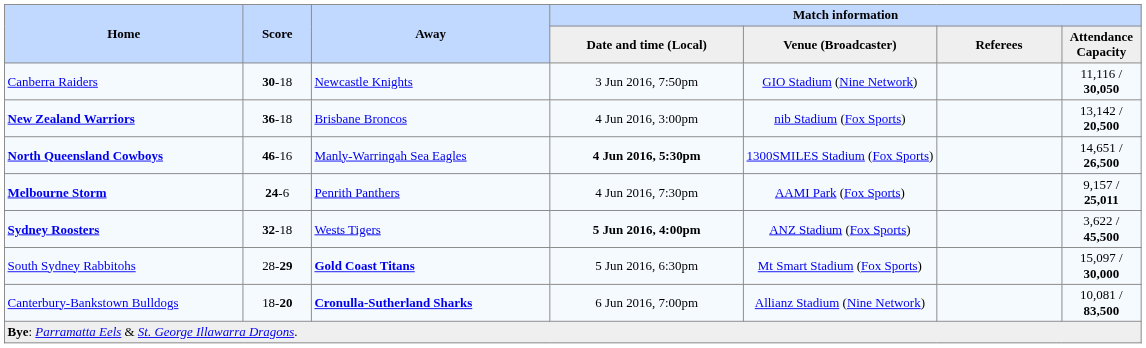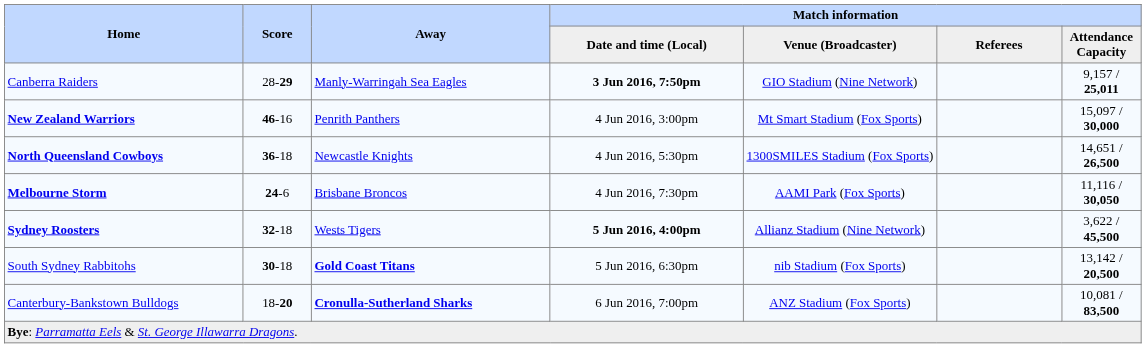(277, 81) 30-18 -> (277, 81) 28-29
(364, 81) Newcastle Knights -> (391, 81) Manly-Warringah Sea Eagles
(647, 81) normal -> (647, 81) bold
(1101, 81) 11,116 / 30,050 -> (1101, 81) 9,157 / 25,011
(277, 118) 36-18 -> (277, 118) 46-16
(361, 118) Brisbane Broncos -> (357, 118) Penrith Panthers
(840, 118) nib Stadium (Fox Sports) -> (840, 118) Mt Smart Stadium (Fox Sports)
(1101, 118) 13,142 / 20,500 -> (1101, 118) 15,097 / 30,000
(277, 155) 46-16 -> (277, 155) 36-18
(391, 155) Manly-Warringah Sea Eagles -> (364, 155) Newcastle Knights
(647, 155) bold -> (647, 155) normal
(357, 192) Penrith Panthers -> (361, 192) Brisbane Broncos
(1101, 192) 9,157 / 25,011 -> (1101, 192) 11,116 / 30,050
(840, 229) ANZ Stadium (Fox Sports) -> (840, 229) Allianz Stadium (Nine Network)
(277, 265) 28-29 -> (277, 265) 30-18
(840, 265) Mt Smart Stadium (Fox Sports) -> (840, 265) nib Stadium (Fox Sports)
(1101, 265) 15,097 / 30,000 -> (1101, 265) 13,142 / 20,500
(840, 302) Allianz Stadium (Nine Network) -> (840, 302) ANZ Stadium (Fox Sports)
